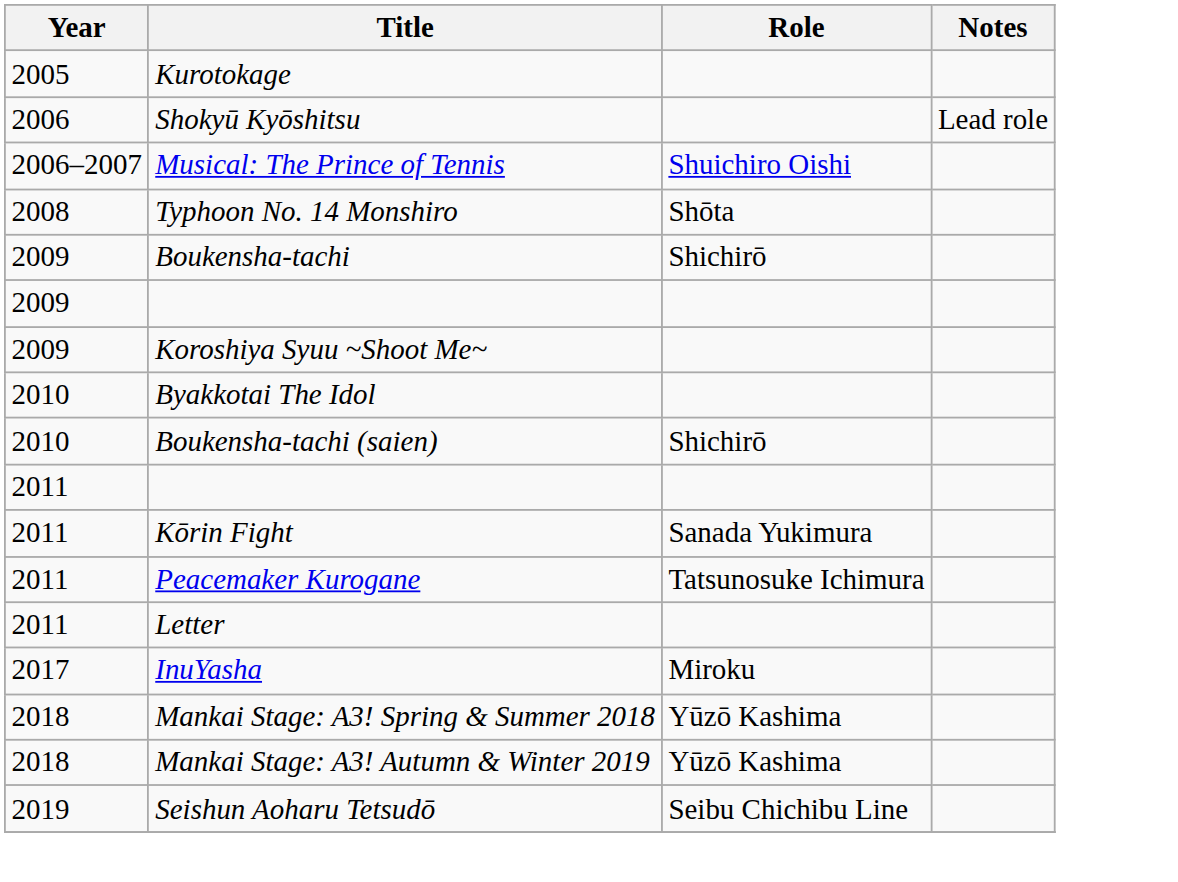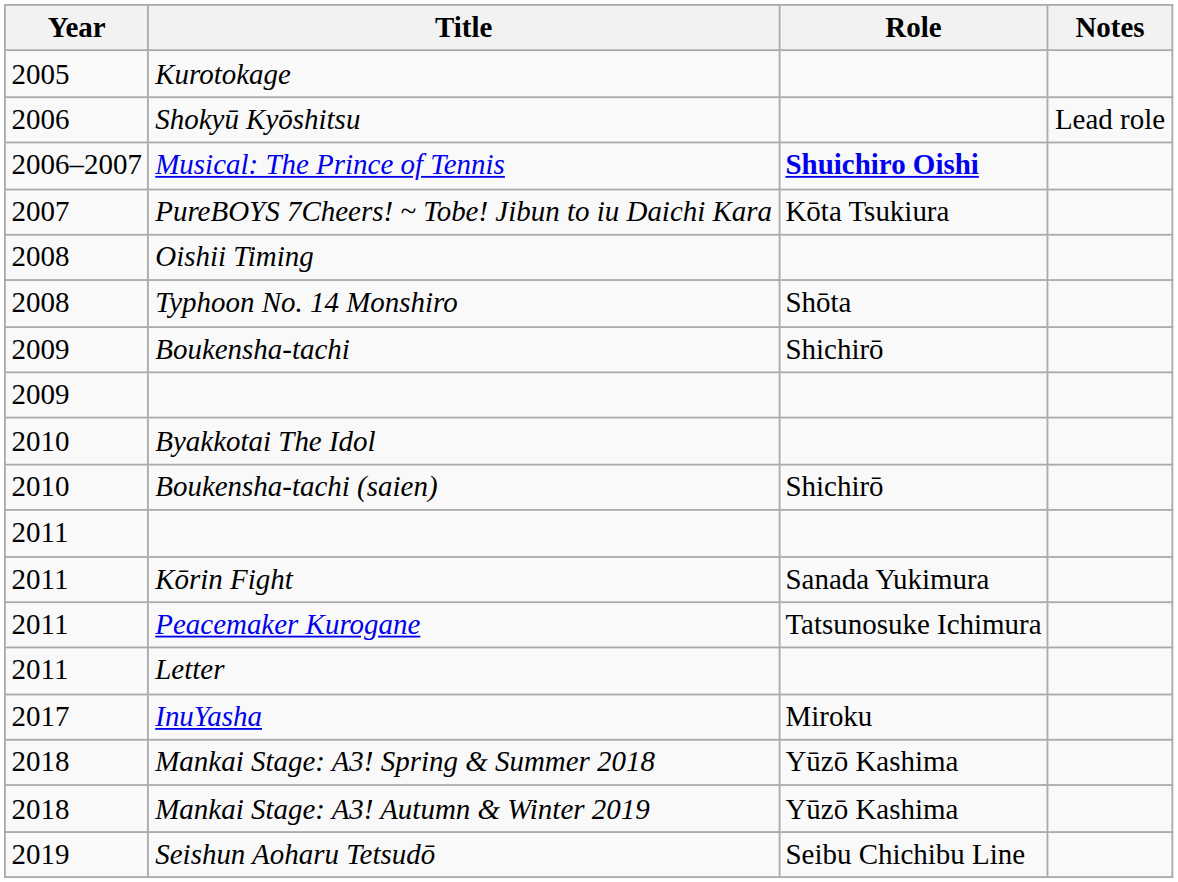(760, 165) normal -> (882, 165) bold
+ row: (41, 211)
+ row: (41, 257)
- row: (41, 348)
